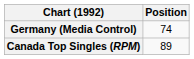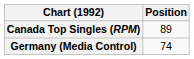rows swapped: (74, 46) <-> (74, 29)
